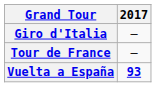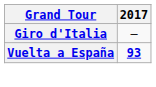- row: (61, 53)
